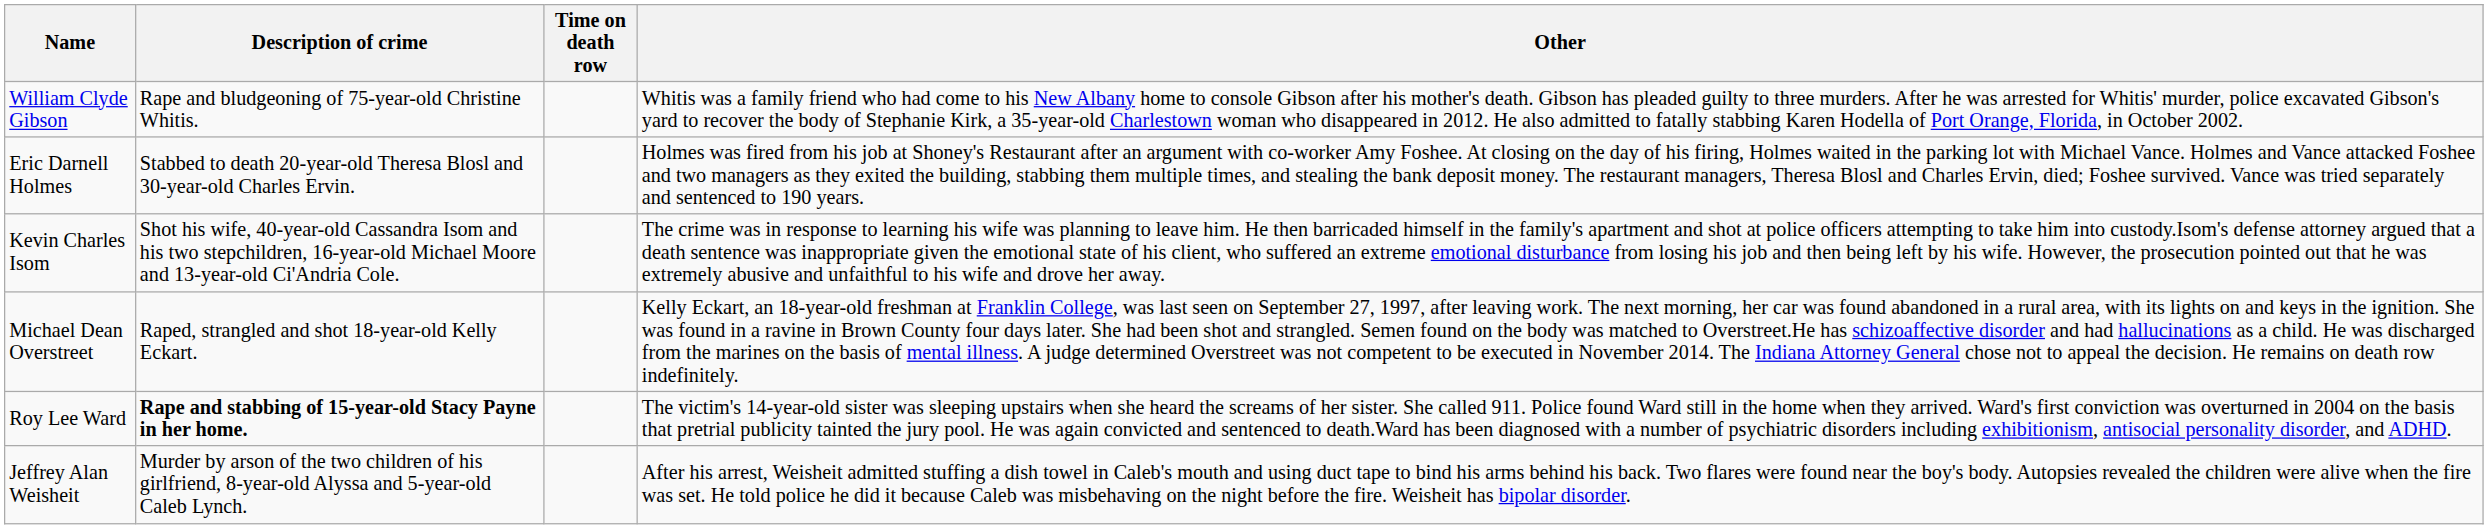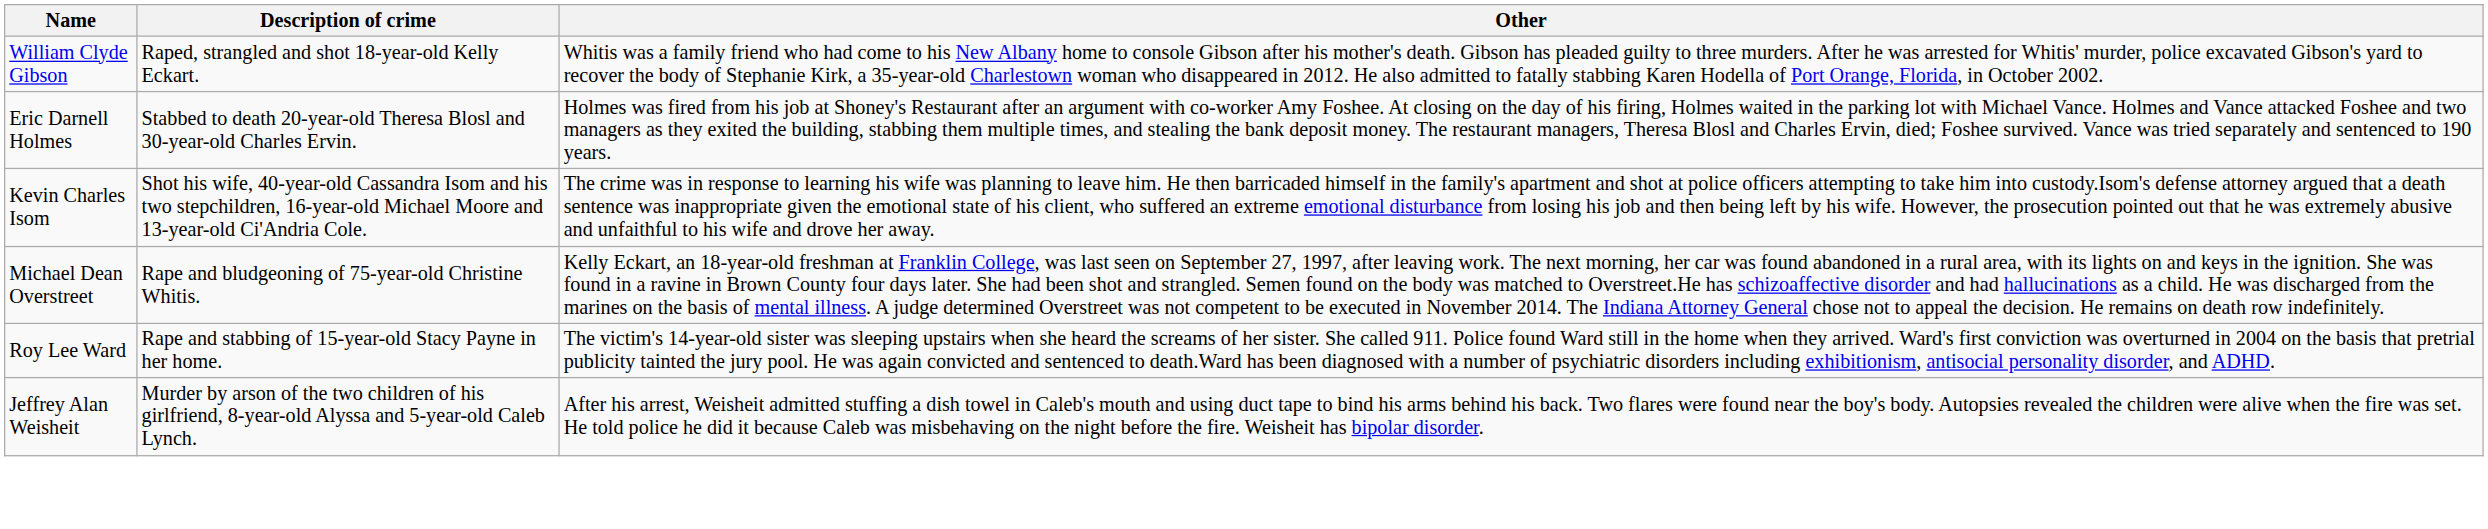- column: (590, 43)
(330, 109) Rape and bludgeoning of 75-year-old Christine Whitis. -> (320, 63) Raped, strangled and shot 18-year-old Kelly Eckart.
(318, 341) Raped, strangled and shot 18-year-old Kelly Eckart. -> (332, 284) Rape and bludgeoning of 75-year-old Christine Whitis.
(338, 418) bold -> (339, 350) normal
